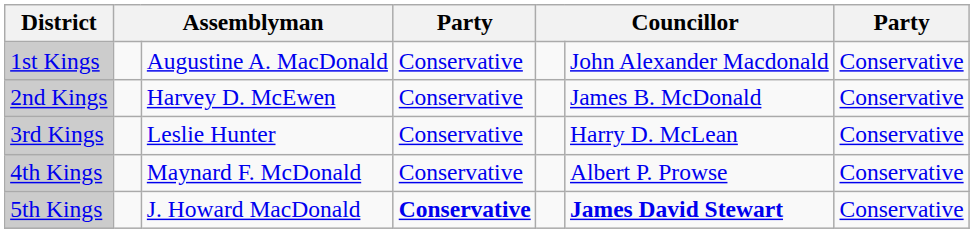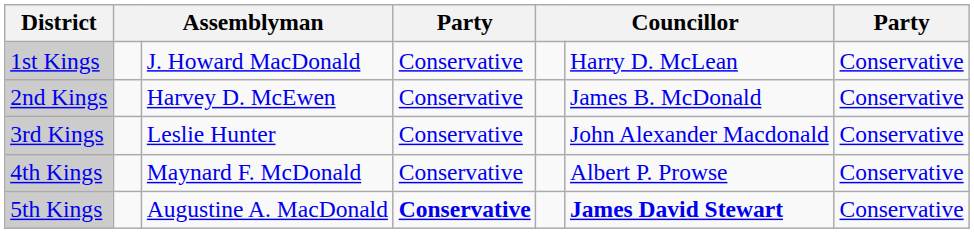(267, 60) Augustine A. MacDonald -> (254, 60) J. Howard MacDonald
(699, 60) John Alexander Macdonald -> (654, 60) Harry D. McLean
(654, 135) Harry D. McLean -> (699, 135) John Alexander Macdonald
(254, 209) J. Howard MacDonald -> (267, 209) Augustine A. MacDonald
